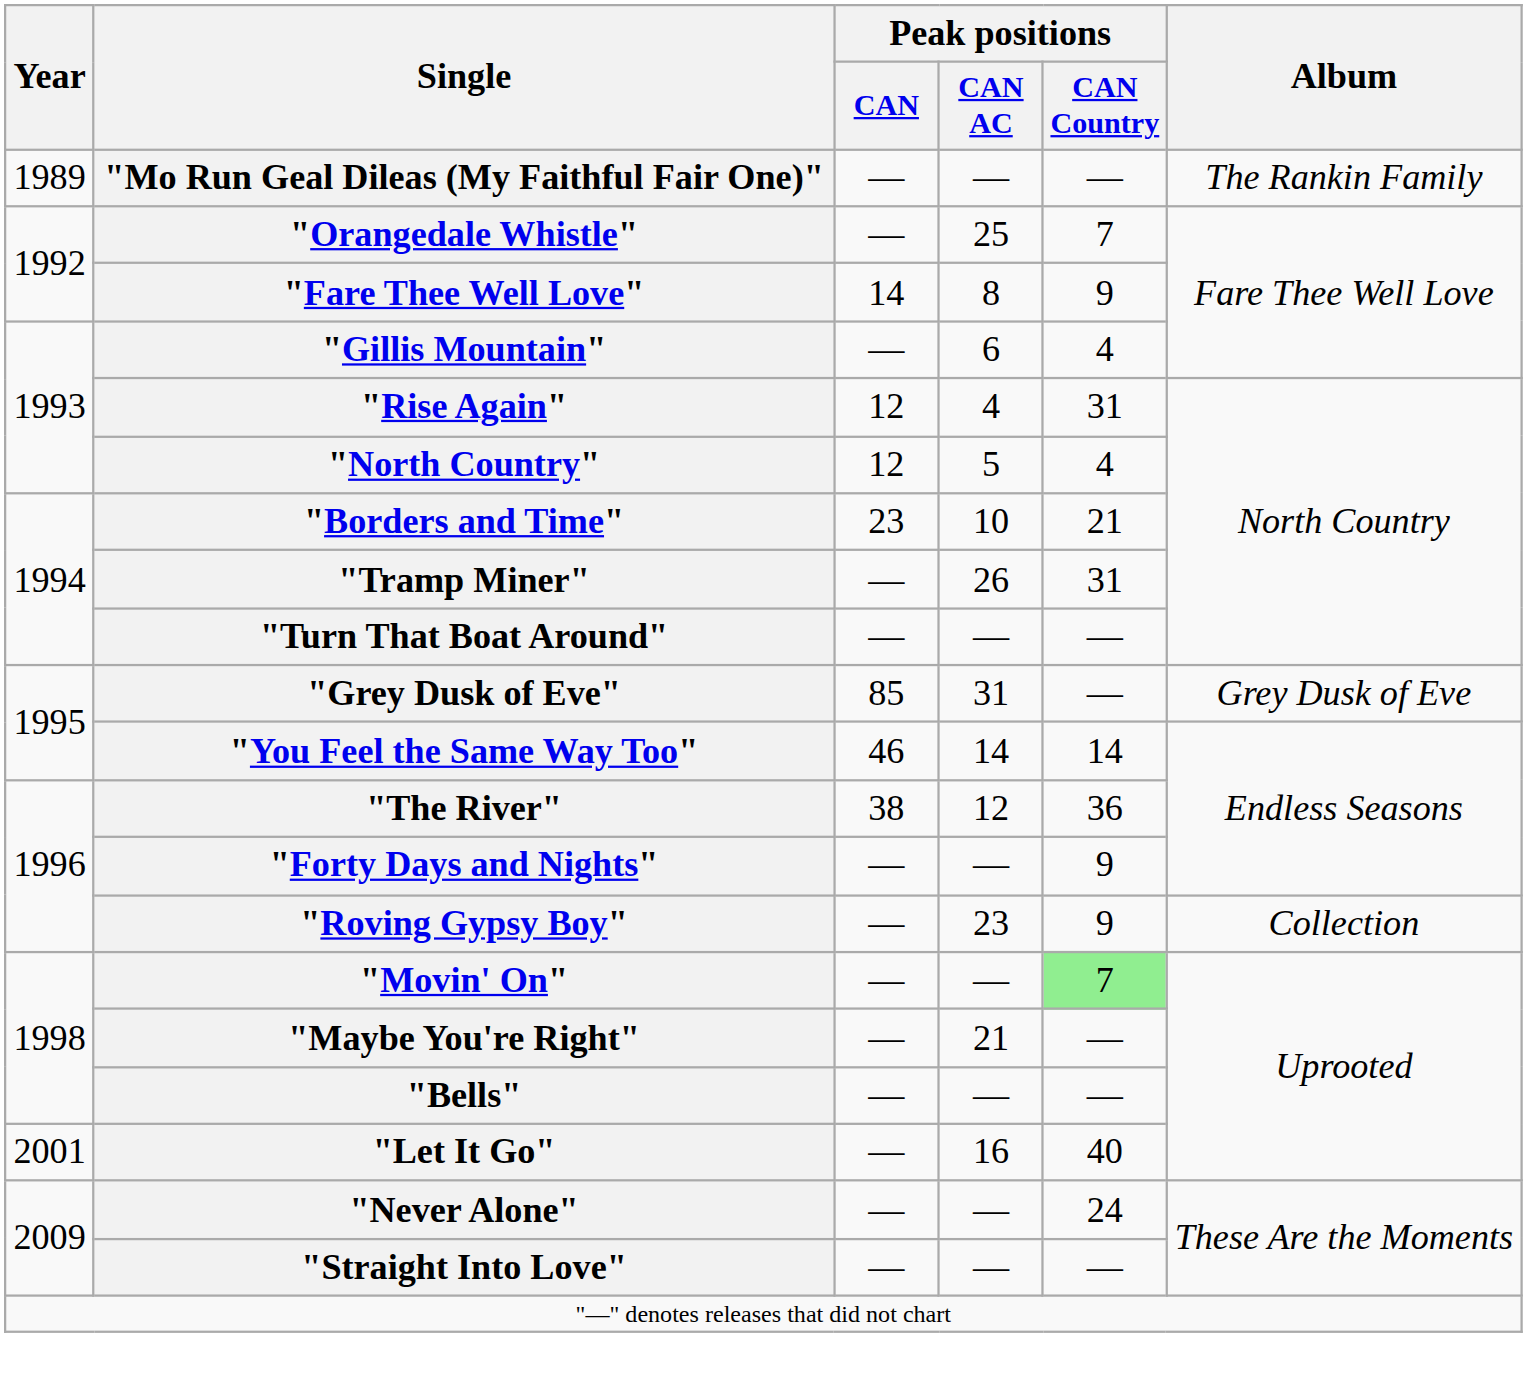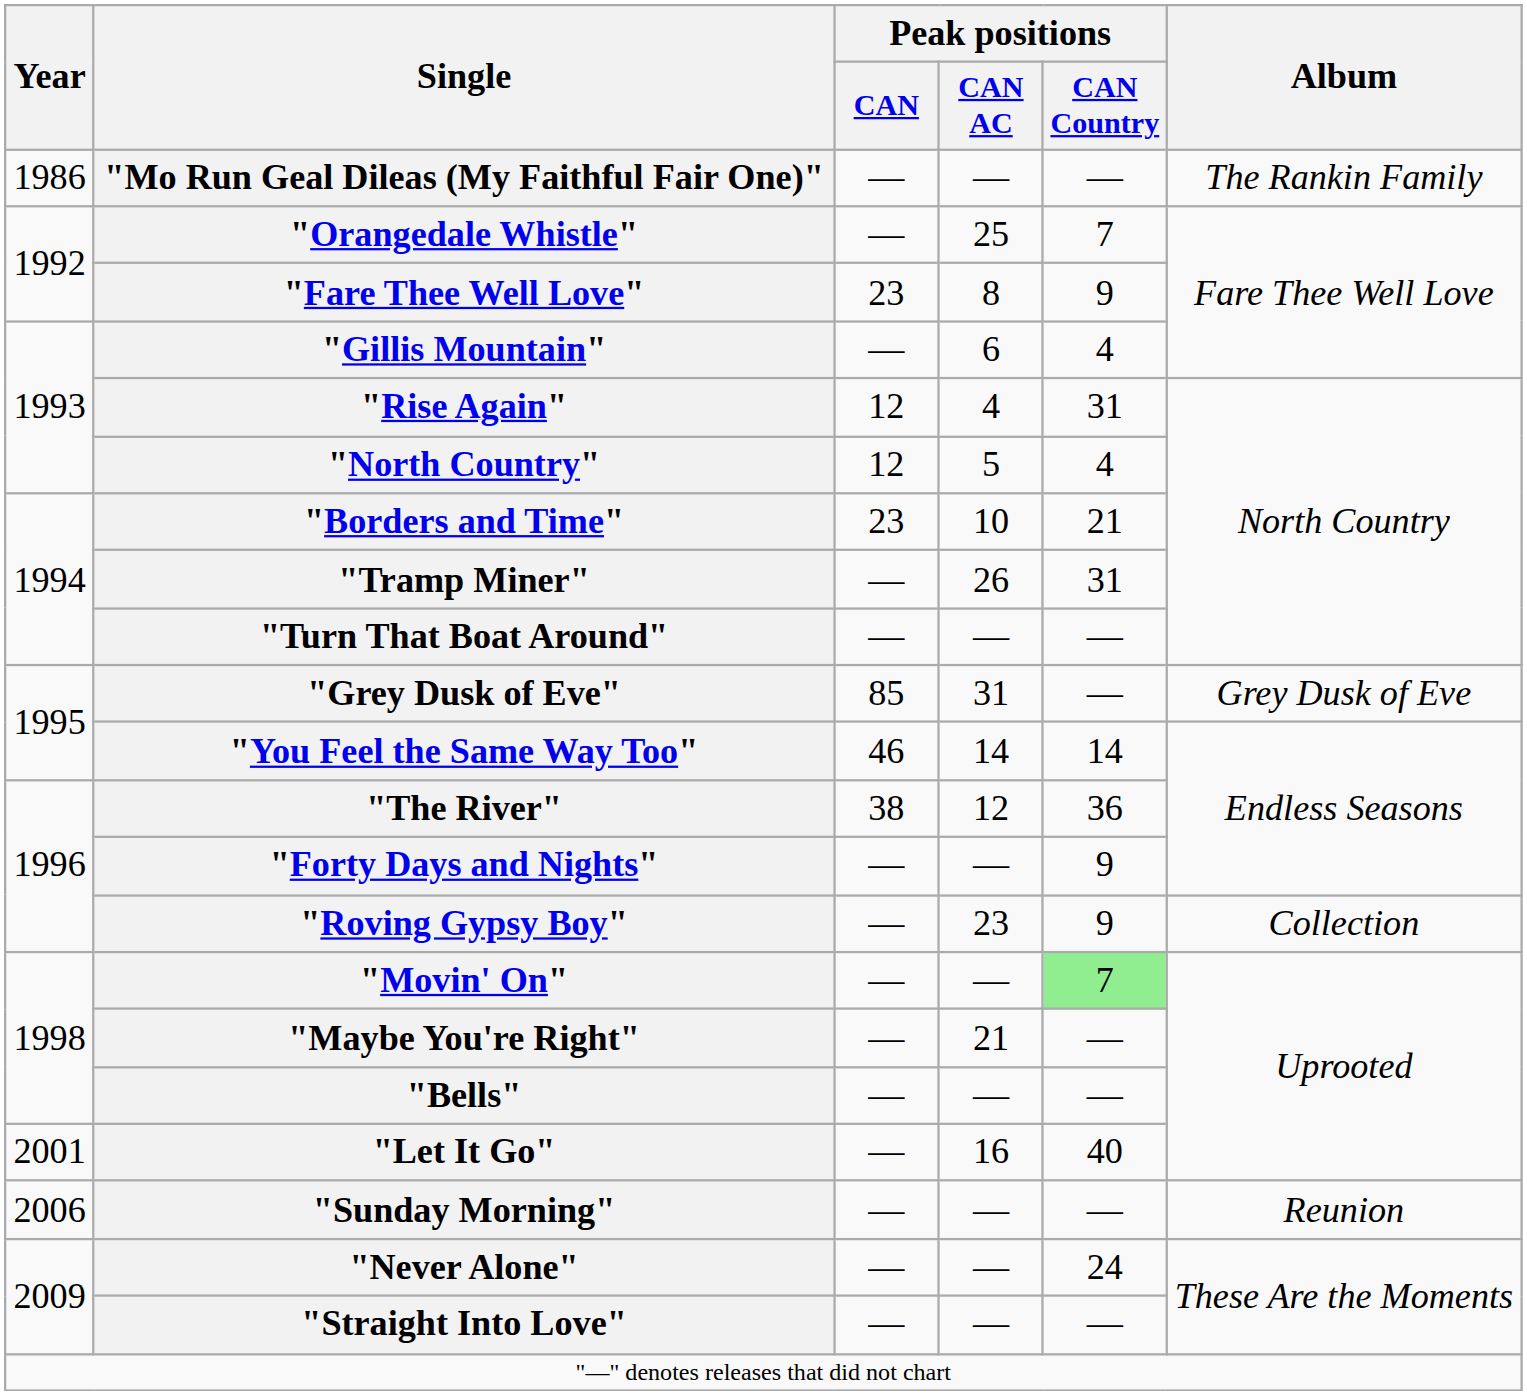(50, 177) 1989 -> (50, 177) 1986
(886, 291) 14 -> (886, 291) 23
+ row: (464, 1209)
